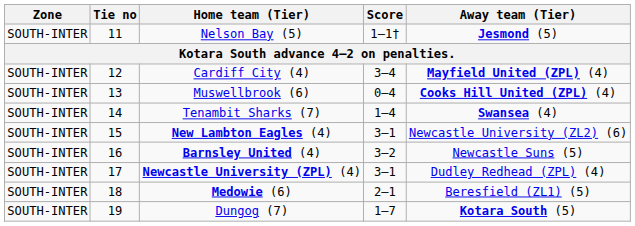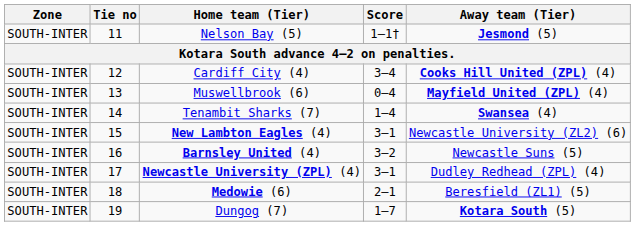(518, 73) Mayfield United (ZPL) (4) -> (518, 73) Cooks Hill United (ZPL) (4)
(518, 93) Cooks Hill United (ZPL) (4) -> (518, 93) Mayfield United (ZPL) (4)
